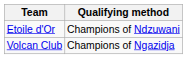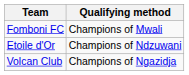+ row: (35, 29)
